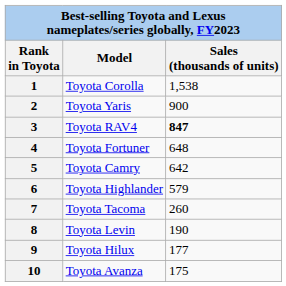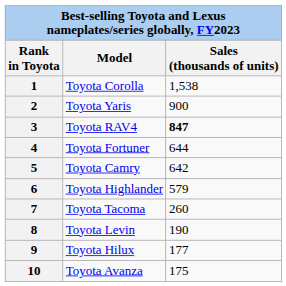(179, 147) 648 -> (179, 147) 644
